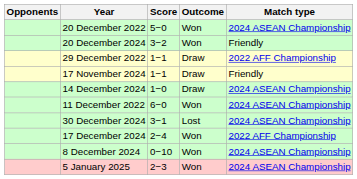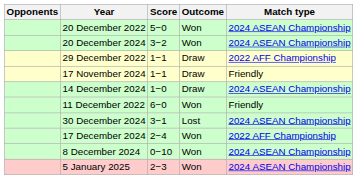(246, 43) Friendly -> (290, 43) 2024 ASEAN Championship
(290, 105) 2024 ASEAN Championship -> (246, 105) Friendly
